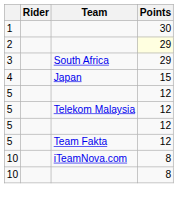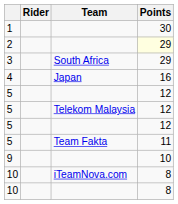(165, 77) 15 -> (165, 77) 16
(165, 142) 12 -> (166, 142) 11
+ row: (10, 158)
